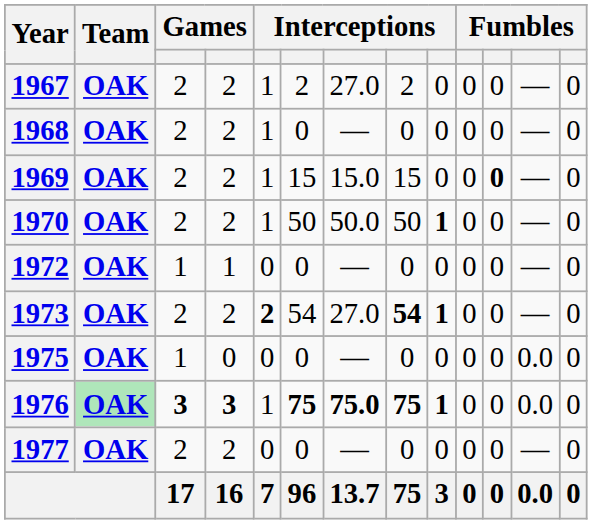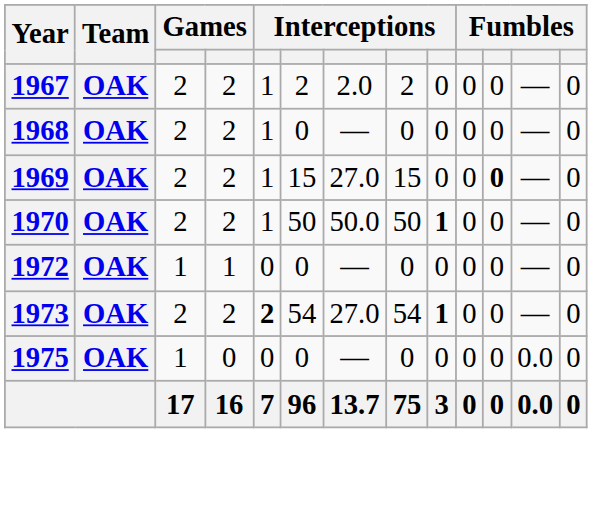(355, 85) 27.0 -> (355, 85) 2.0
(355, 176) 15.0 -> (355, 176) 27.0
(407, 312) bold -> (407, 312) normal
- row: (40, 403)
- row: (40, 449)
